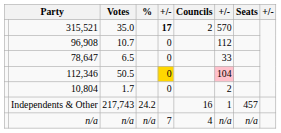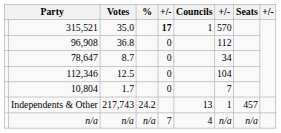(210, 27) 2 -> (210, 27) 1
(125, 43) 10.7 -> (125, 43) 36.8
(128, 58) 6.5 -> (128, 58) 8.7
(227, 58) 33 -> (227, 58) 34
(125, 74) 50.5 -> (125, 74) 12.5
(169, 74) gold background -> (169, 74) no background
(224, 74) pink background -> (224, 74) no background
(229, 89) 2 -> (229, 89) 7
(208, 105) 16 -> (208, 105) 13
